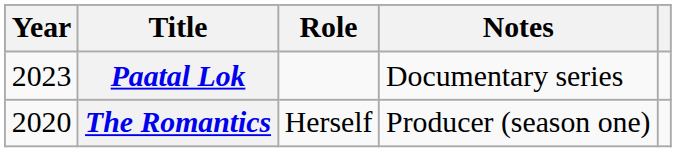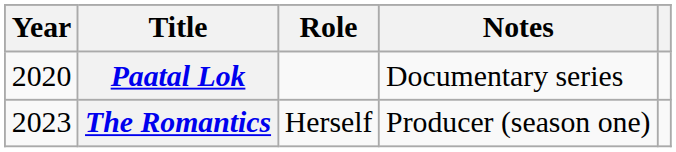(42, 75) 2023 -> (42, 75) 2020
(42, 122) 2020 -> (42, 122) 2023
